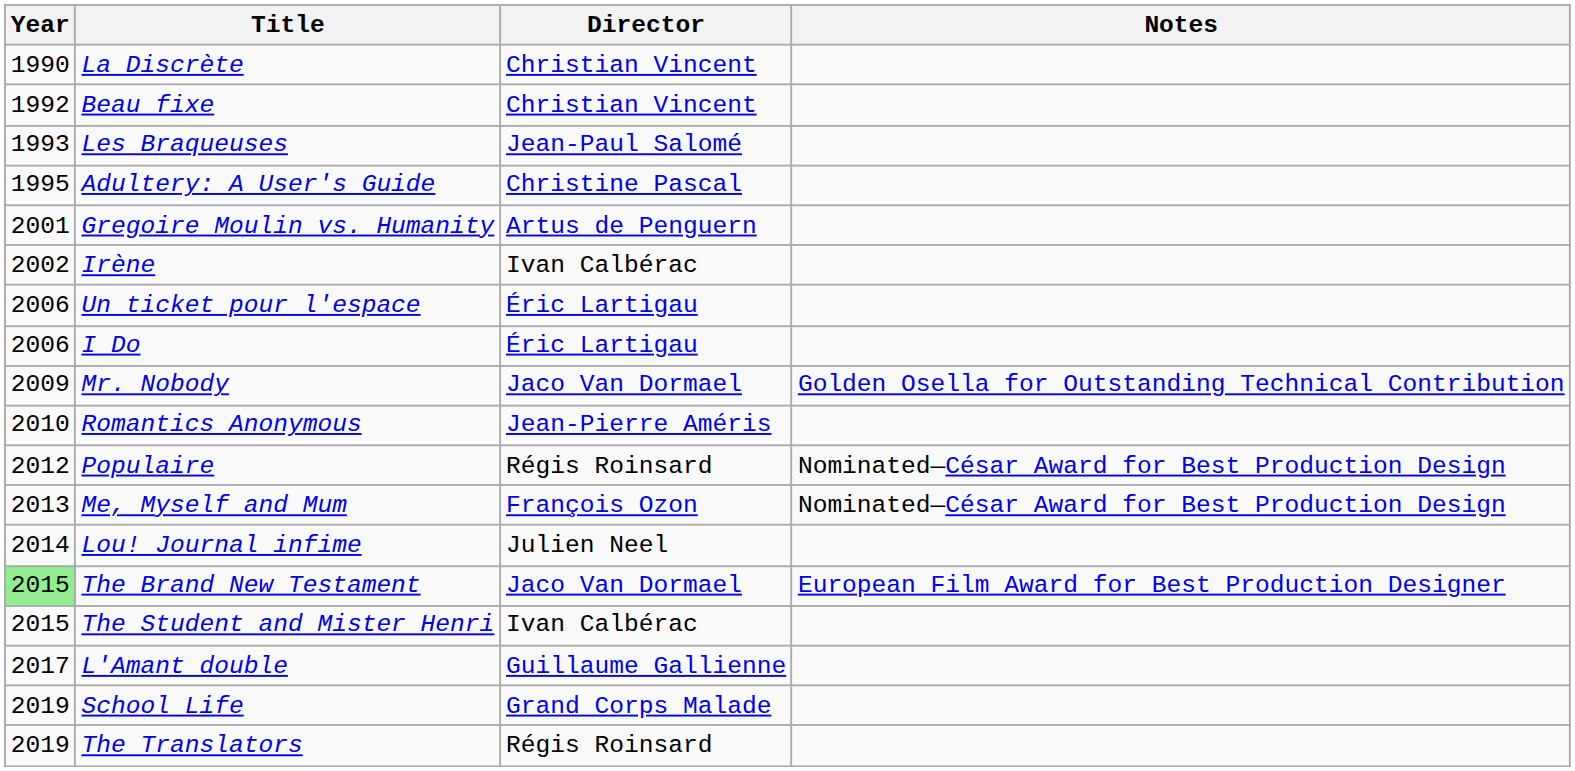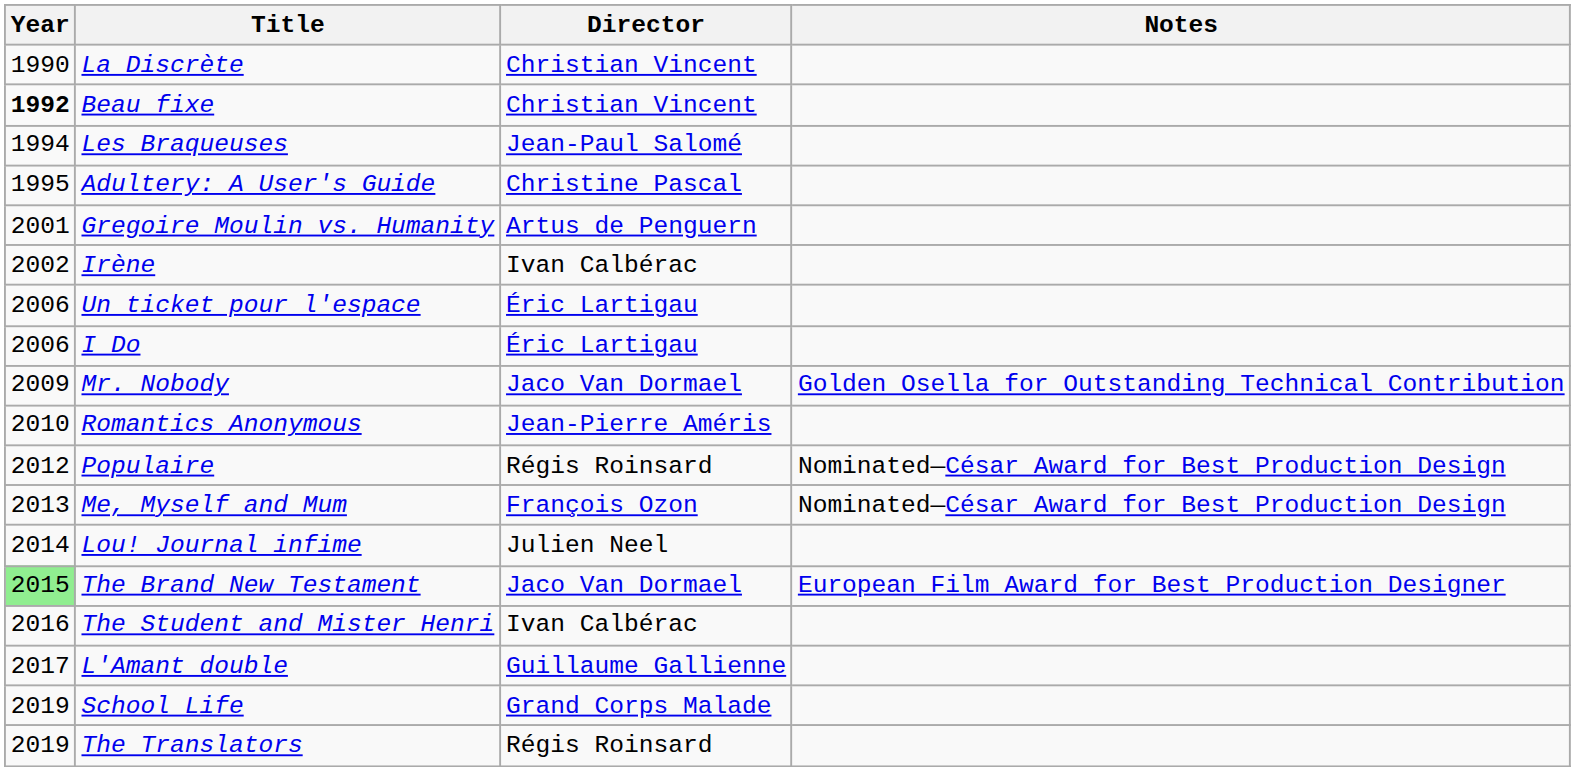(40, 105) normal -> (40, 105) bold
(40, 145) 1993 -> (40, 145) 1994
(40, 626) 2015 -> (40, 626) 2016
